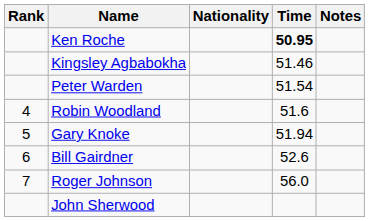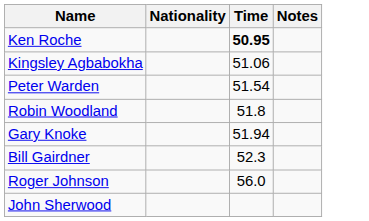- column: (26, 16)
(294, 63) 51.46 -> (251, 63) 51.06
(294, 110) 51.6 -> (251, 110) 51.8
(294, 157) 52.6 -> (251, 157) 52.3
